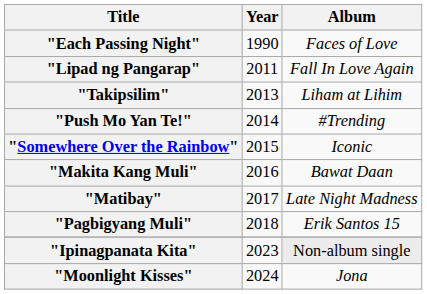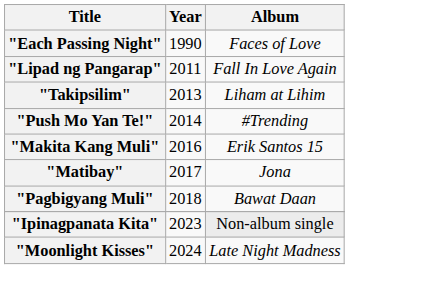- row: (123, 146)
(352, 172) Bawat Daan -> (275, 146) Erik Santos 15
(352, 198) Late Night Madness -> (275, 172) Jona
(352, 224) Erik Santos 15 -> (275, 198) Bawat Daan
(352, 276) Jona -> (275, 250) Late Night Madness
